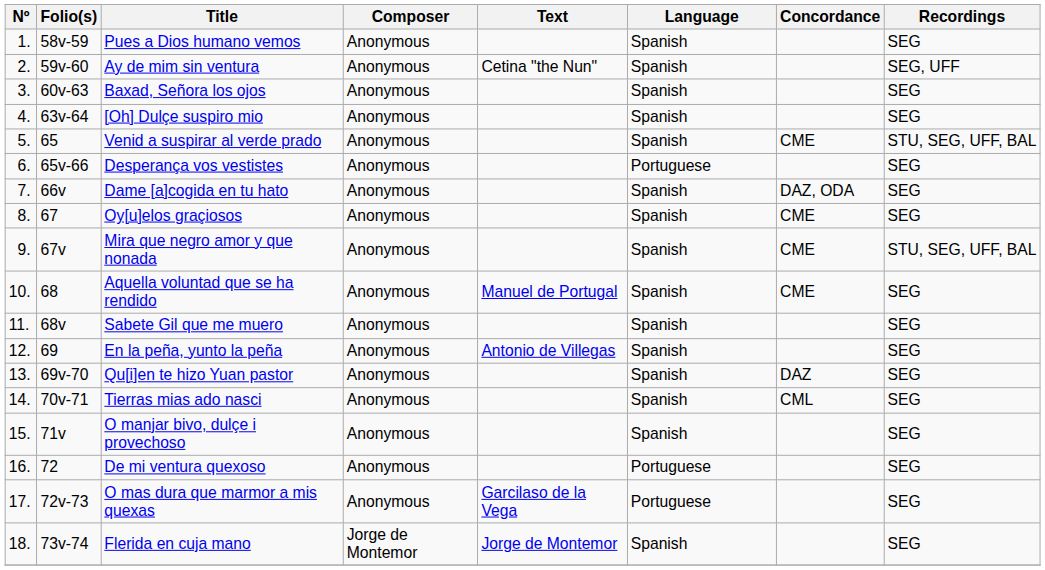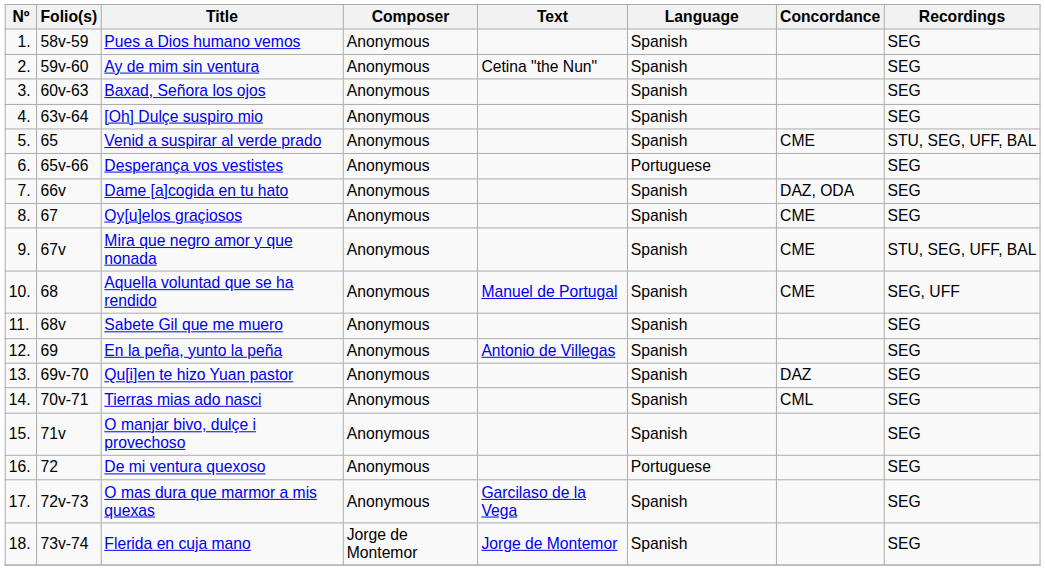(924, 66) SEG, UFF -> (904, 66) SEG
(904, 292) SEG -> (924, 292) SEG, UFF
(671, 501) Portuguese -> (659, 501) Spanish
